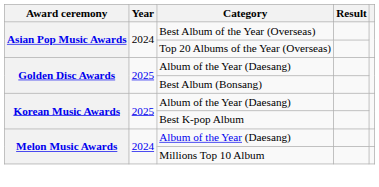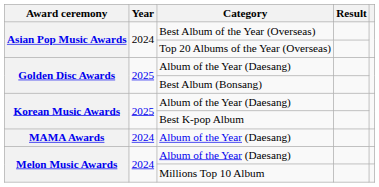+ row: (67, 137)
